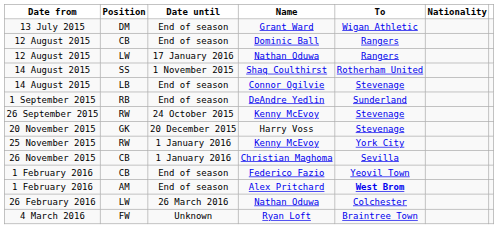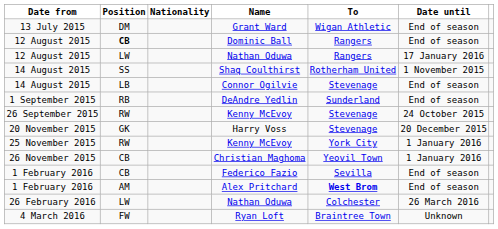columns swapped: (457, 12) <-> (193, 12)
(124, 41) normal -> (124, 41) bold
(380, 158) Sevilla -> (353, 158) Yeovil Town
(380, 172) Yeovil Town -> (353, 172) Sevilla
